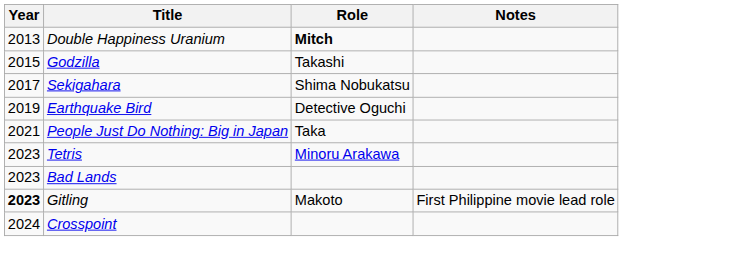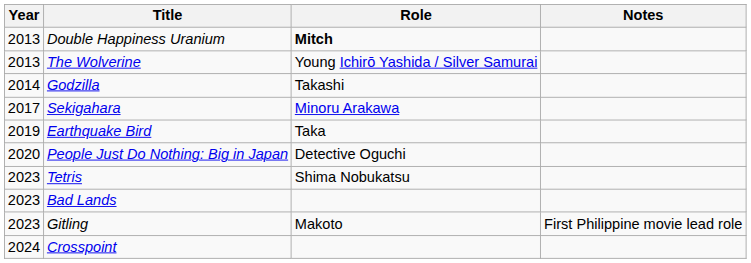+ row: (94, 62)
(24, 62) 2015 -> (24, 85) 2014
(352, 85) Shima Nobukatsu -> (347, 108) Minoru Arakawa
(350, 108) Detective Oguchi -> (310, 131) Taka
(24, 131) 2021 -> (24, 154) 2020
(310, 131) Taka -> (350, 154) Detective Oguchi
(347, 154) Minoru Arakawa -> (352, 177) Shima Nobukatsu
(24, 200) bold -> (24, 223) normal
